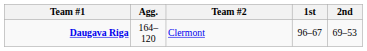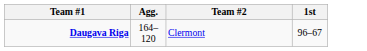- column: (345, 12)
